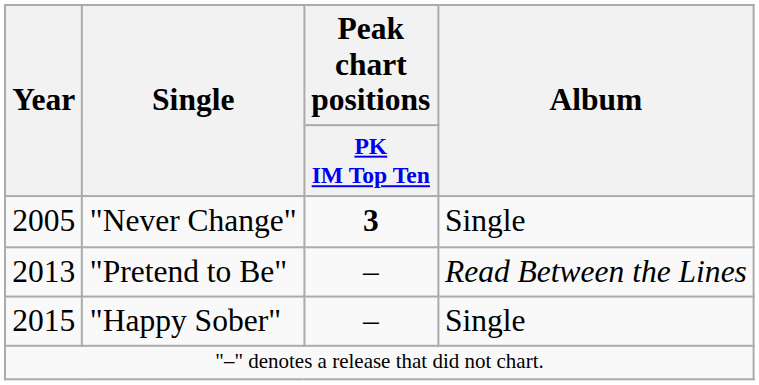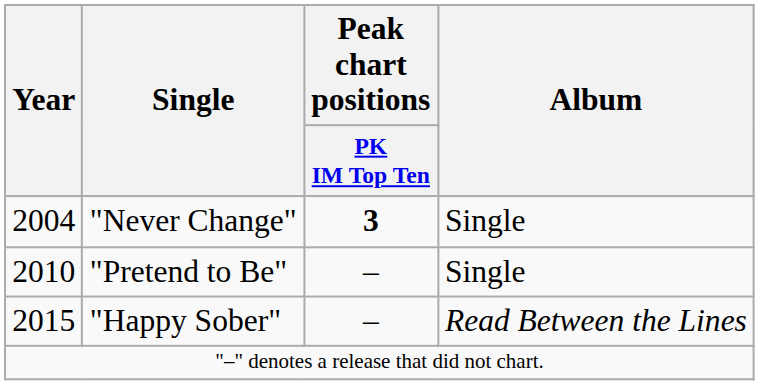(44, 220) 2005 -> (44, 220) 2004
(44, 270) 2013 -> (44, 270) 2010
(596, 270) Read Between the Lines -> (485, 270) Single
(485, 320) Single -> (596, 320) Read Between the Lines
